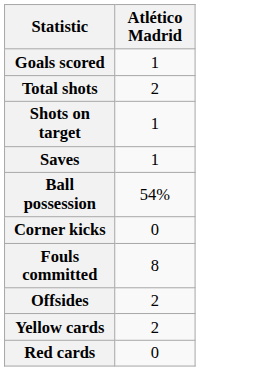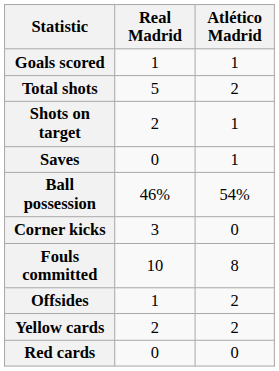+ column: (155, 26)
